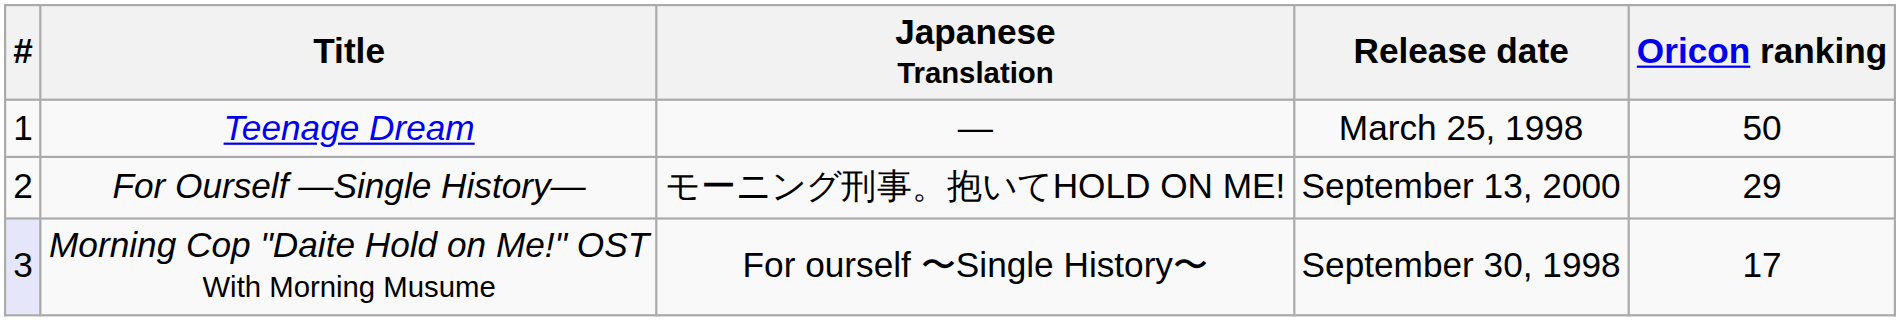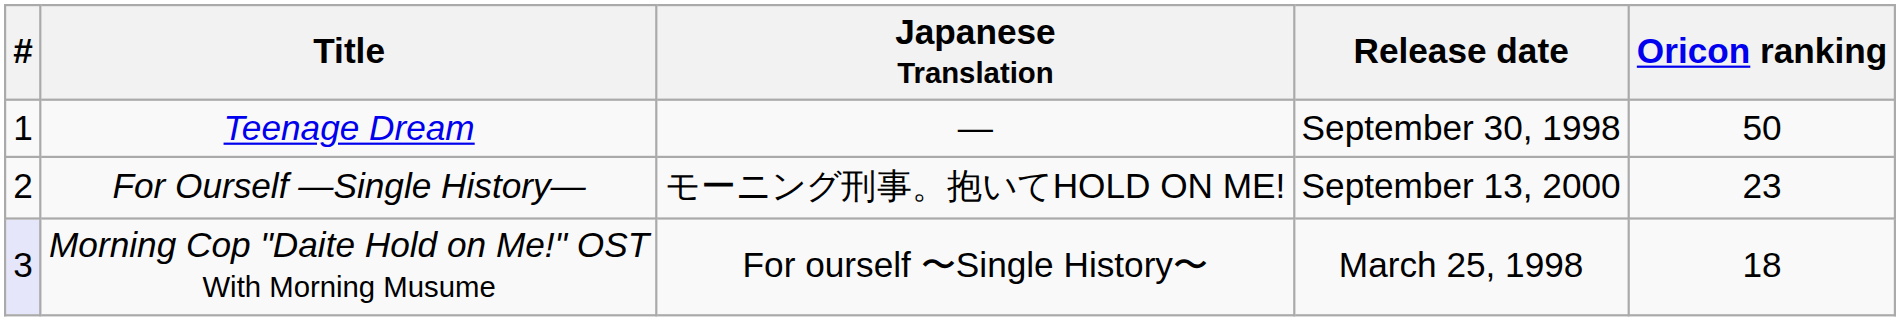(1461, 127) March 25, 1998 -> (1461, 127) September 30, 1998
(1762, 186) 29 -> (1762, 186) 23
(1461, 265) September 30, 1998 -> (1461, 265) March 25, 1998
(1762, 265) 17 -> (1762, 265) 18
